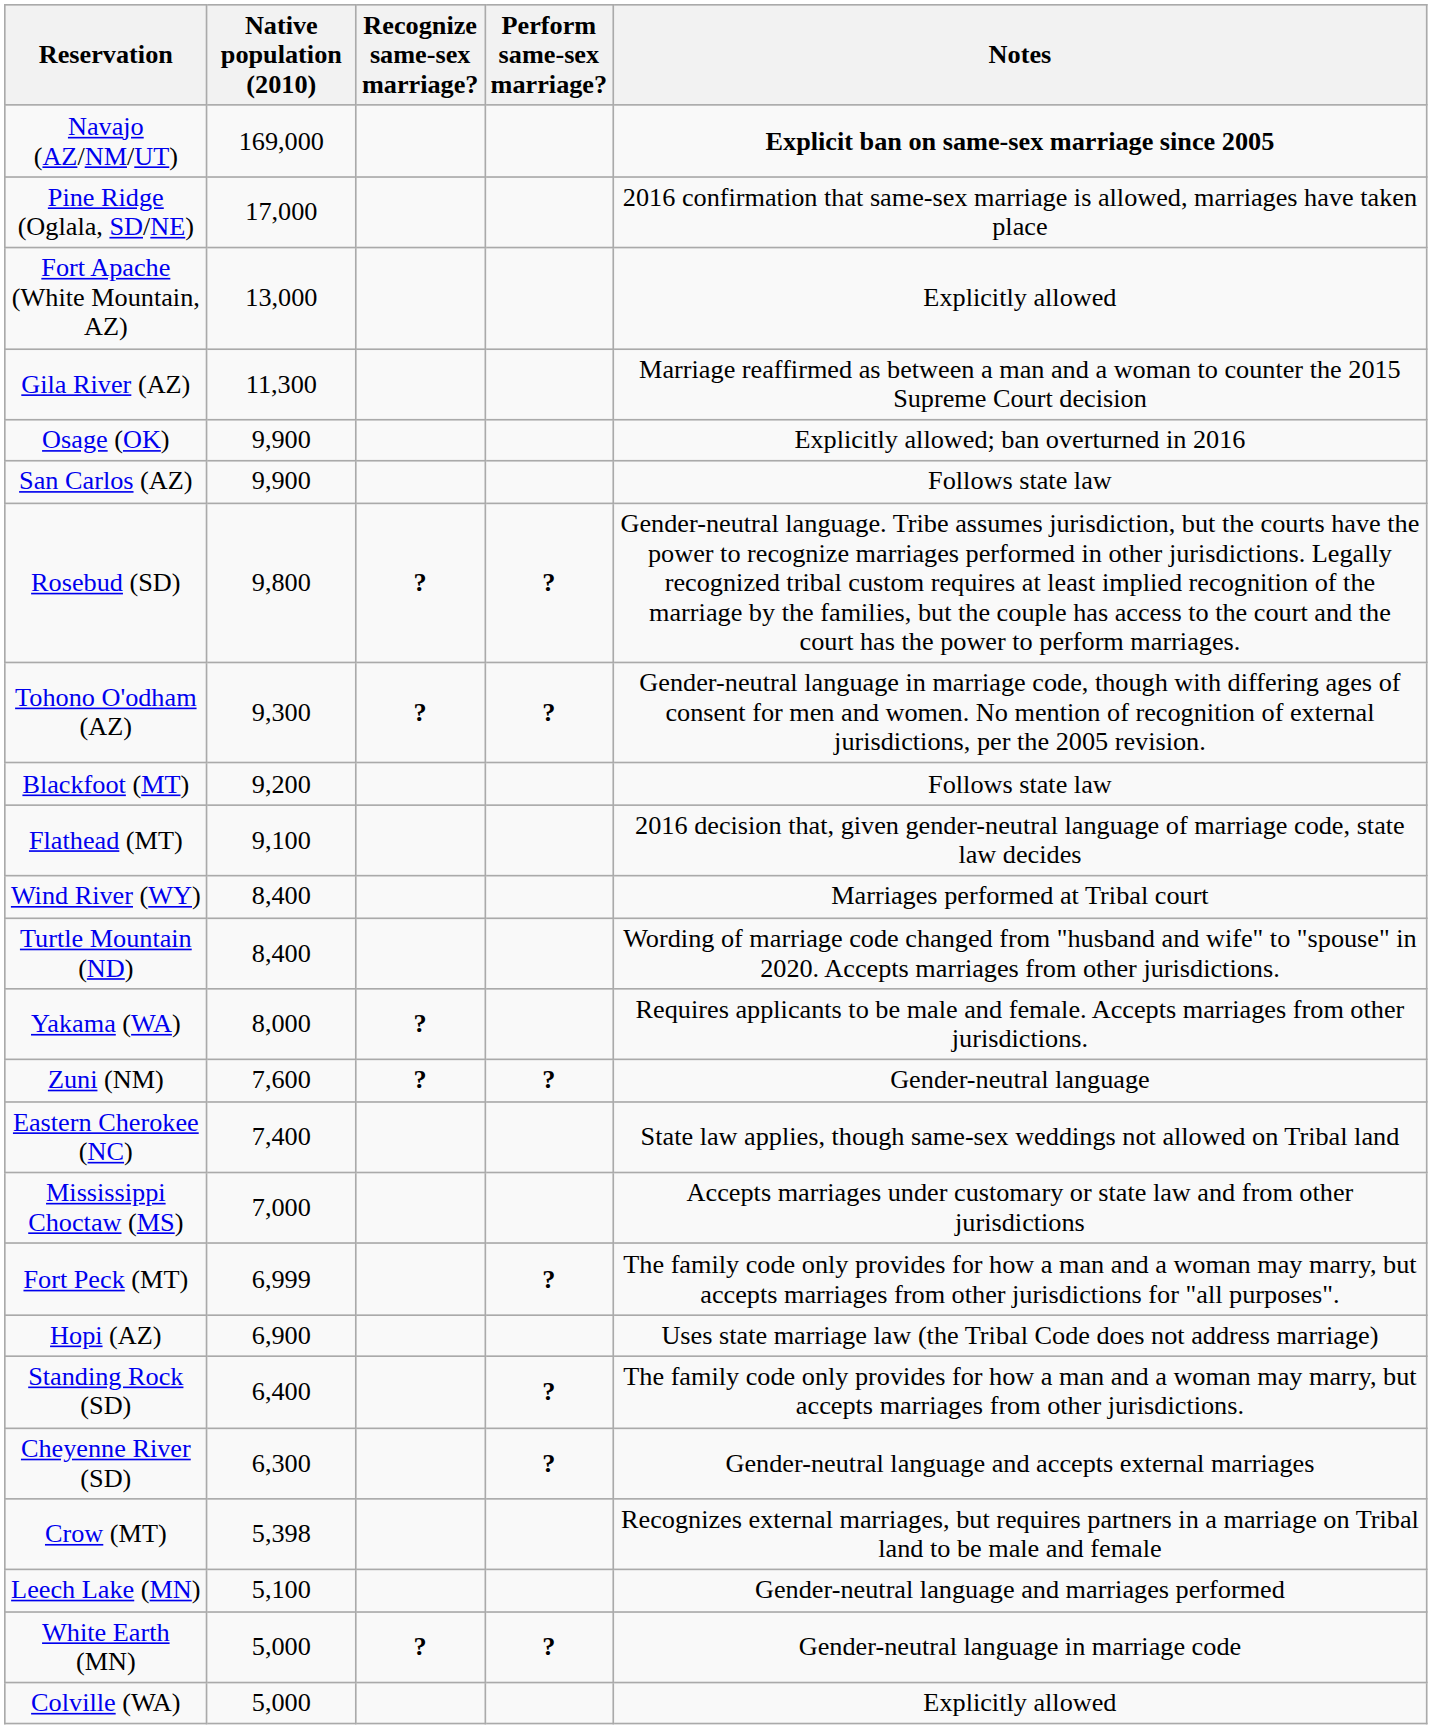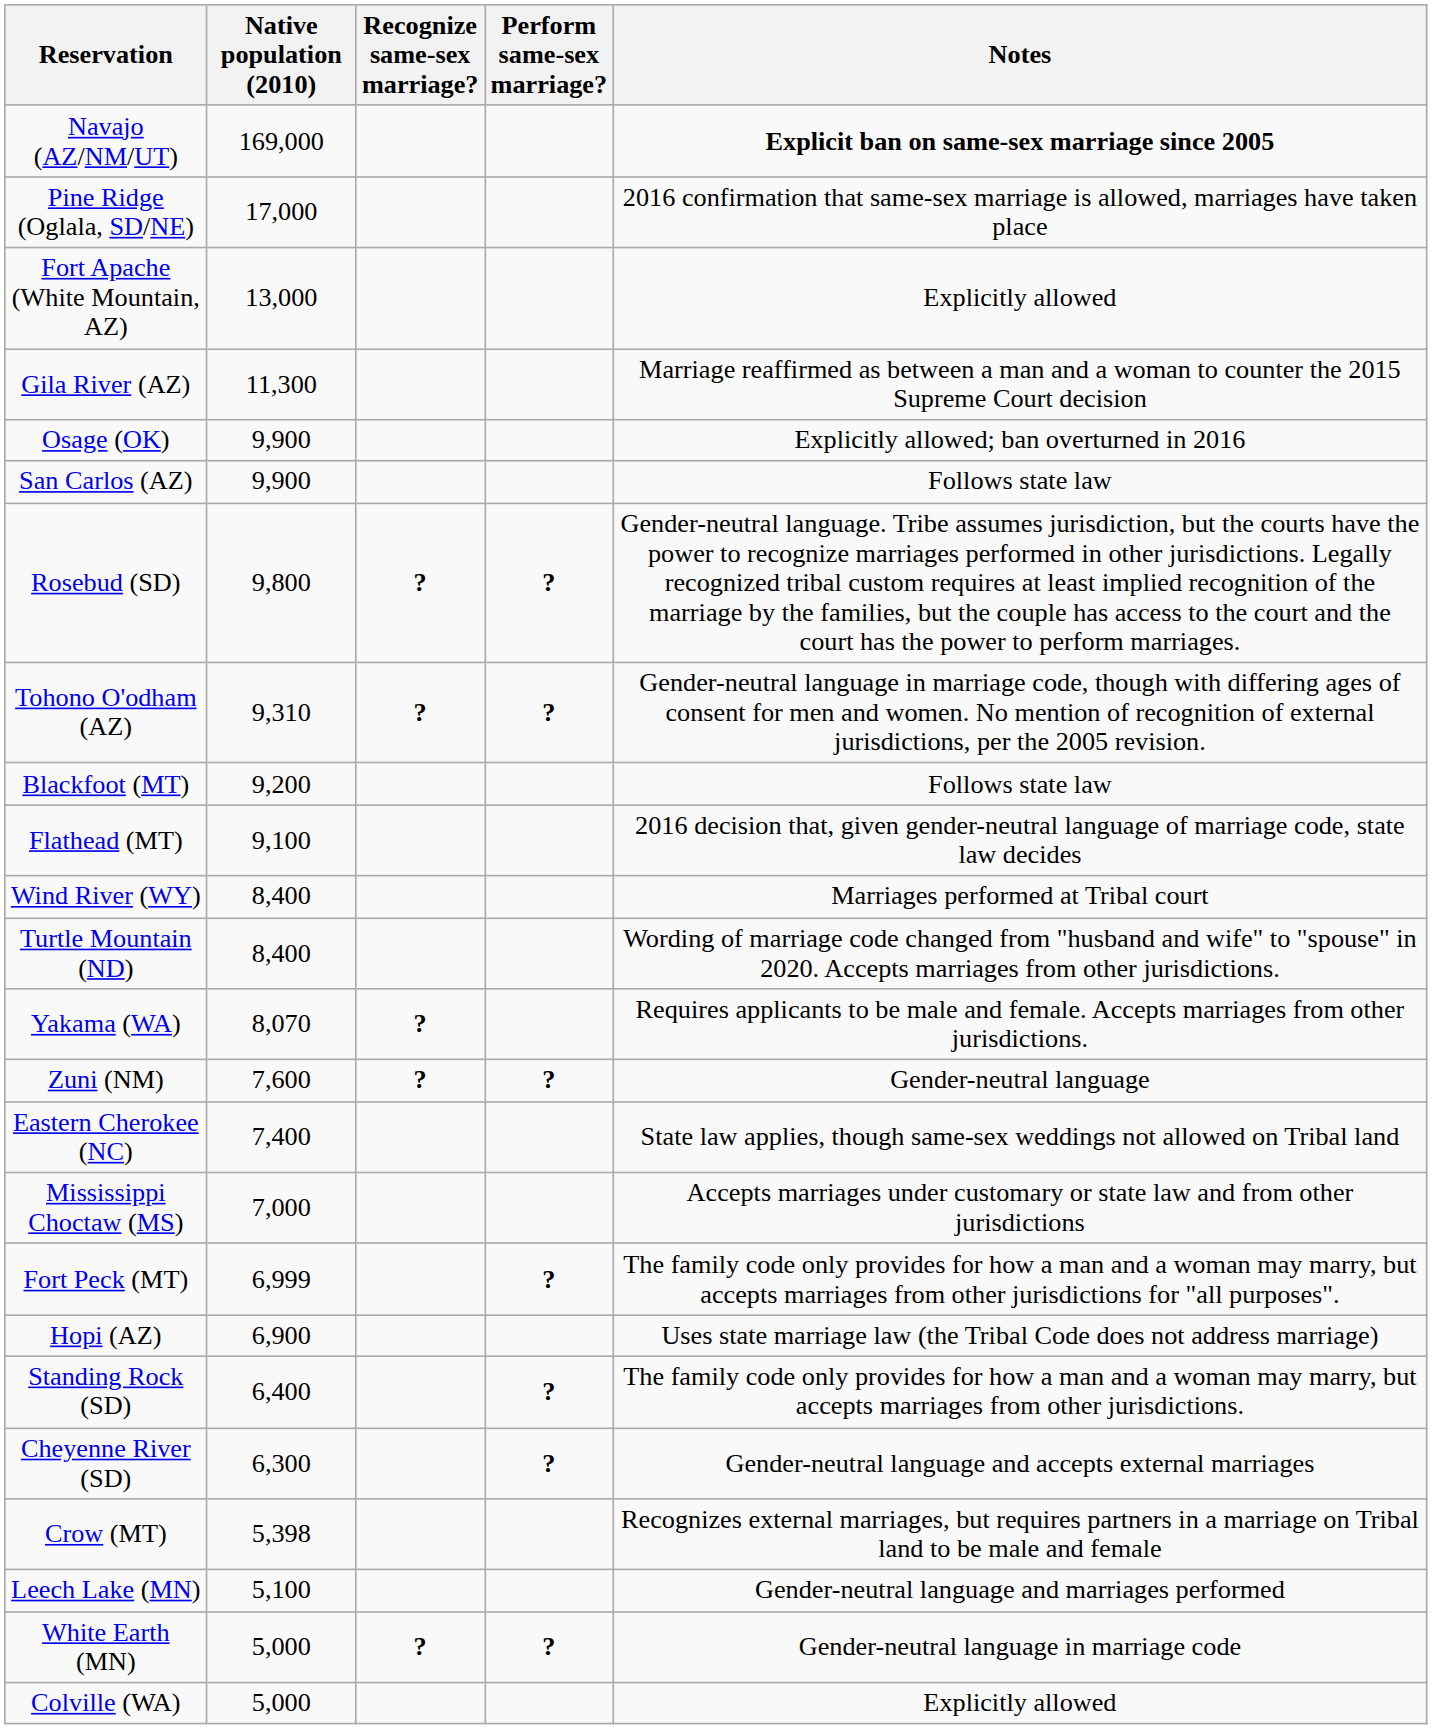(281, 712) 9,300 -> (281, 712) 9,310
(281, 1023) 8,000 -> (281, 1023) 8,070
